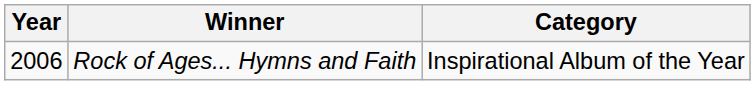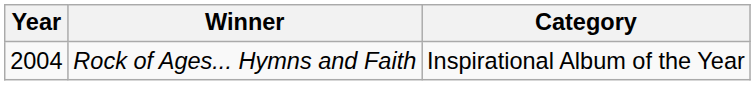(36, 60) 2006 -> (36, 60) 2004
